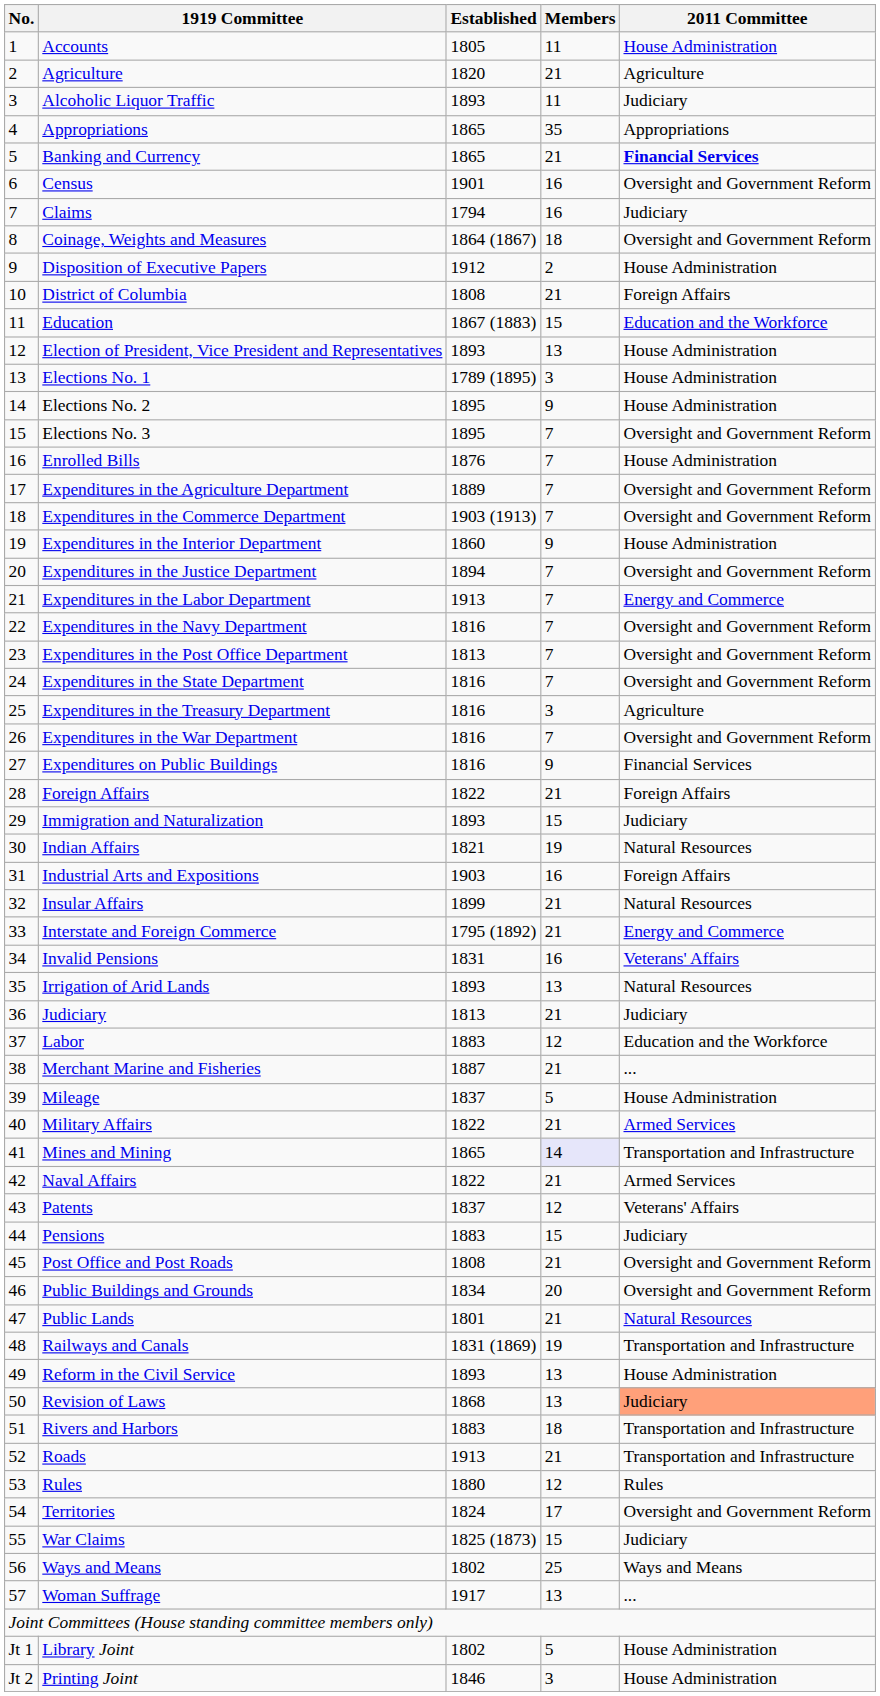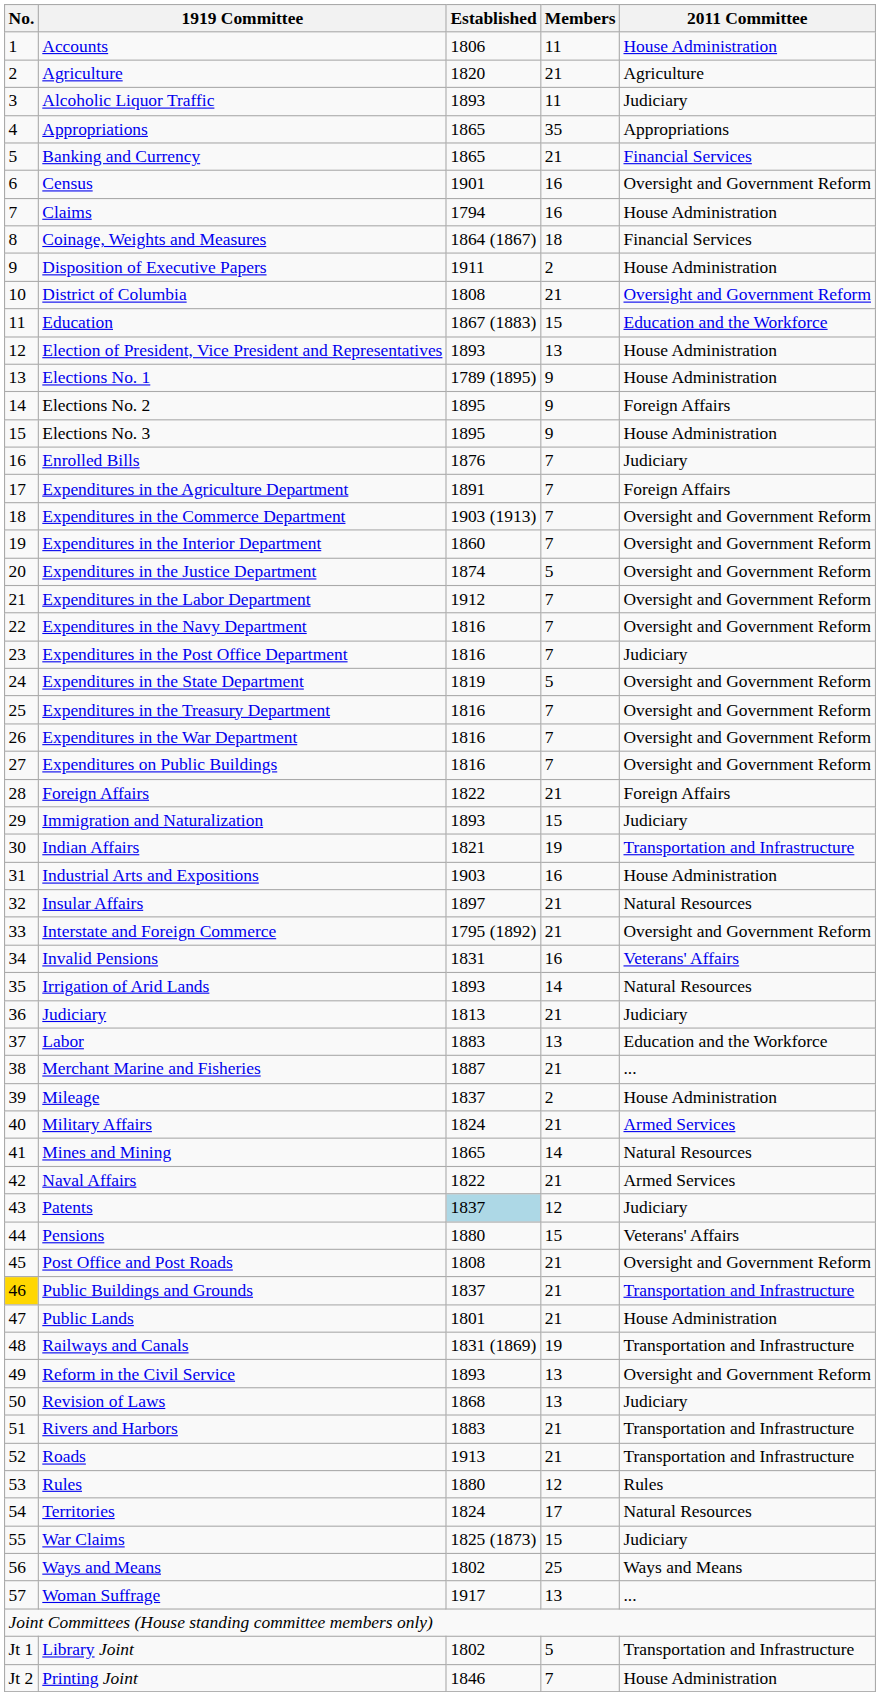(468, 45) 1805 -> (468, 45) 1806
(691, 156) bold -> (688, 156) normal
(655, 211) Judiciary -> (700, 211) House Administration
(747, 239) Oversight and Government Reform -> (688, 239) Financial Services
(468, 267) 1912 -> (468, 267) 1911
(677, 294) Foreign Affairs -> (747, 294) Oversight and Government Reform
(549, 377) 3 -> (549, 377) 9
(700, 405) House Administration -> (677, 405) Foreign Affairs
(549, 433) 7 -> (549, 433) 9
(747, 433) Oversight and Government Reform -> (700, 433) House Administration
(700, 460) House Administration -> (655, 460) Judiciary
(468, 488) 1889 -> (468, 488) 1891
(747, 488) Oversight and Government Reform -> (677, 488) Foreign Affairs
(549, 543) 9 -> (549, 543) 7
(700, 543) House Administration -> (747, 543) Oversight and Government Reform
(468, 571) 1894 -> (468, 571) 1874
(549, 571) 7 -> (549, 571) 5
(468, 599) 1913 -> (468, 599) 1912
(704, 599) Energy and Commerce -> (747, 599) Oversight and Government Reform
(468, 654) 1813 -> (468, 654) 1816
(747, 654) Oversight and Government Reform -> (655, 654) Judiciary
(468, 682) 1816 -> (468, 682) 1819
(549, 682) 7 -> (549, 682) 5
(549, 709) 3 -> (549, 709) 7
(664, 709) Agriculture -> (747, 709) Oversight and Government Reform
(549, 765) 9 -> (549, 765) 7
(688, 765) Financial Services -> (747, 765) Oversight and Government Reform
(688, 848) Natural Resources -> (739, 848) Transportation and Infrastructure
(677, 875) Foreign Affairs -> (700, 875) House Administration
(468, 903) 1899 -> (468, 903) 1897
(704, 931) Energy and Commerce -> (747, 931) Oversight and Government Reform
(553, 986) 13 -> (553, 986) 14
(553, 1041) 12 -> (553, 1041) 13
(549, 1097) 5 -> (549, 1097) 2
(468, 1124) 1822 -> (468, 1124) 1824
(553, 1152) lavender background -> (553, 1152) no background
(739, 1152) Transportation and Infrastructure -> (688, 1152) Natural Resources
(468, 1207) no background -> (468, 1207) lightblue background
(681, 1207) Veterans' Affairs -> (655, 1207) Judiciary
(468, 1235) 1883 -> (468, 1235) 1880
(655, 1235) Judiciary -> (681, 1235) Veterans' Affairs
(17, 1290) no background -> (17, 1290) gold background
(468, 1290) 1834 -> (468, 1290) 1837
(553, 1290) 20 -> (553, 1290) 21
(747, 1290) Oversight and Government Reform -> (739, 1290) Transportation and Infrastructure
(688, 1318) Natural Resources -> (700, 1318) House Administration
(700, 1373) House Administration -> (747, 1373) Oversight and Government Reform
(655, 1401) lightsalmon background -> (655, 1401) no background
(553, 1428) 18 -> (553, 1428) 21
(747, 1511) Oversight and Government Reform -> (688, 1511) Natural Resources
(700, 1650) House Administration -> (739, 1650) Transportation and Infrastructure
(549, 1677) 3 -> (549, 1677) 7
